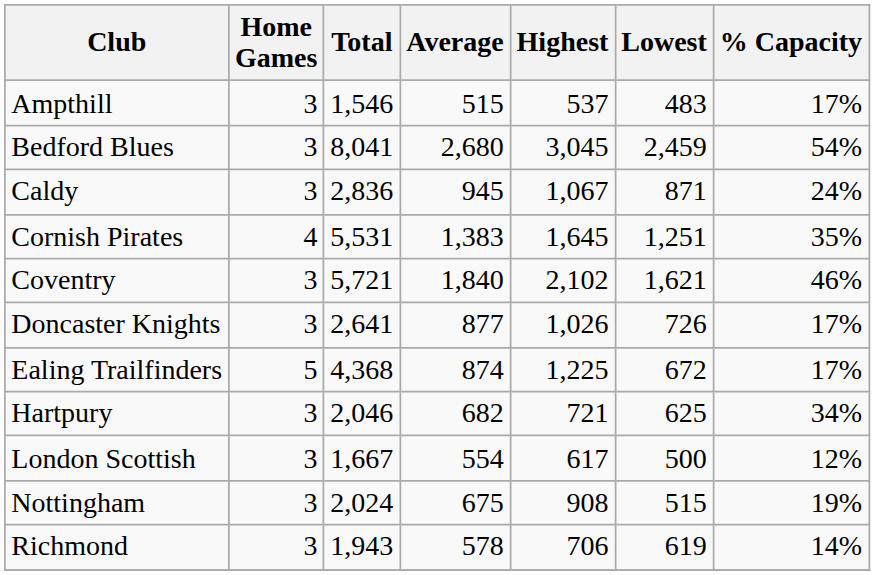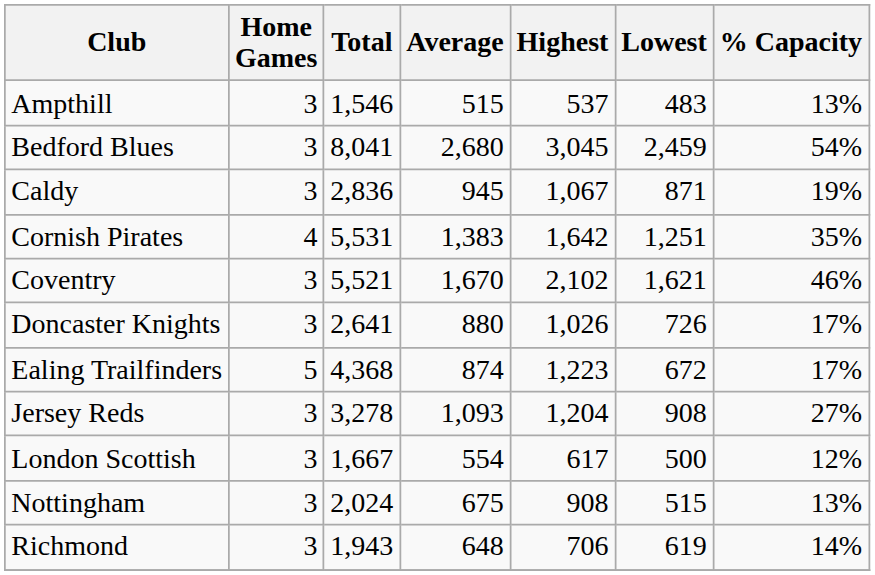(836, 102) 17% -> (836, 102) 13%
(836, 191) 24% -> (836, 191) 19%
(577, 235) 1,645 -> (577, 235) 1,642
(362, 280) 5,721 -> (362, 280) 5,521
(472, 280) 1,840 -> (472, 280) 1,670
(483, 324) 877 -> (483, 324) 880
(577, 369) 1,225 -> (577, 369) 1,223
- row: (62, 413)
+ row: (78, 413)
(836, 502) 19% -> (836, 502) 13%
(483, 546) 578 -> (483, 546) 648
